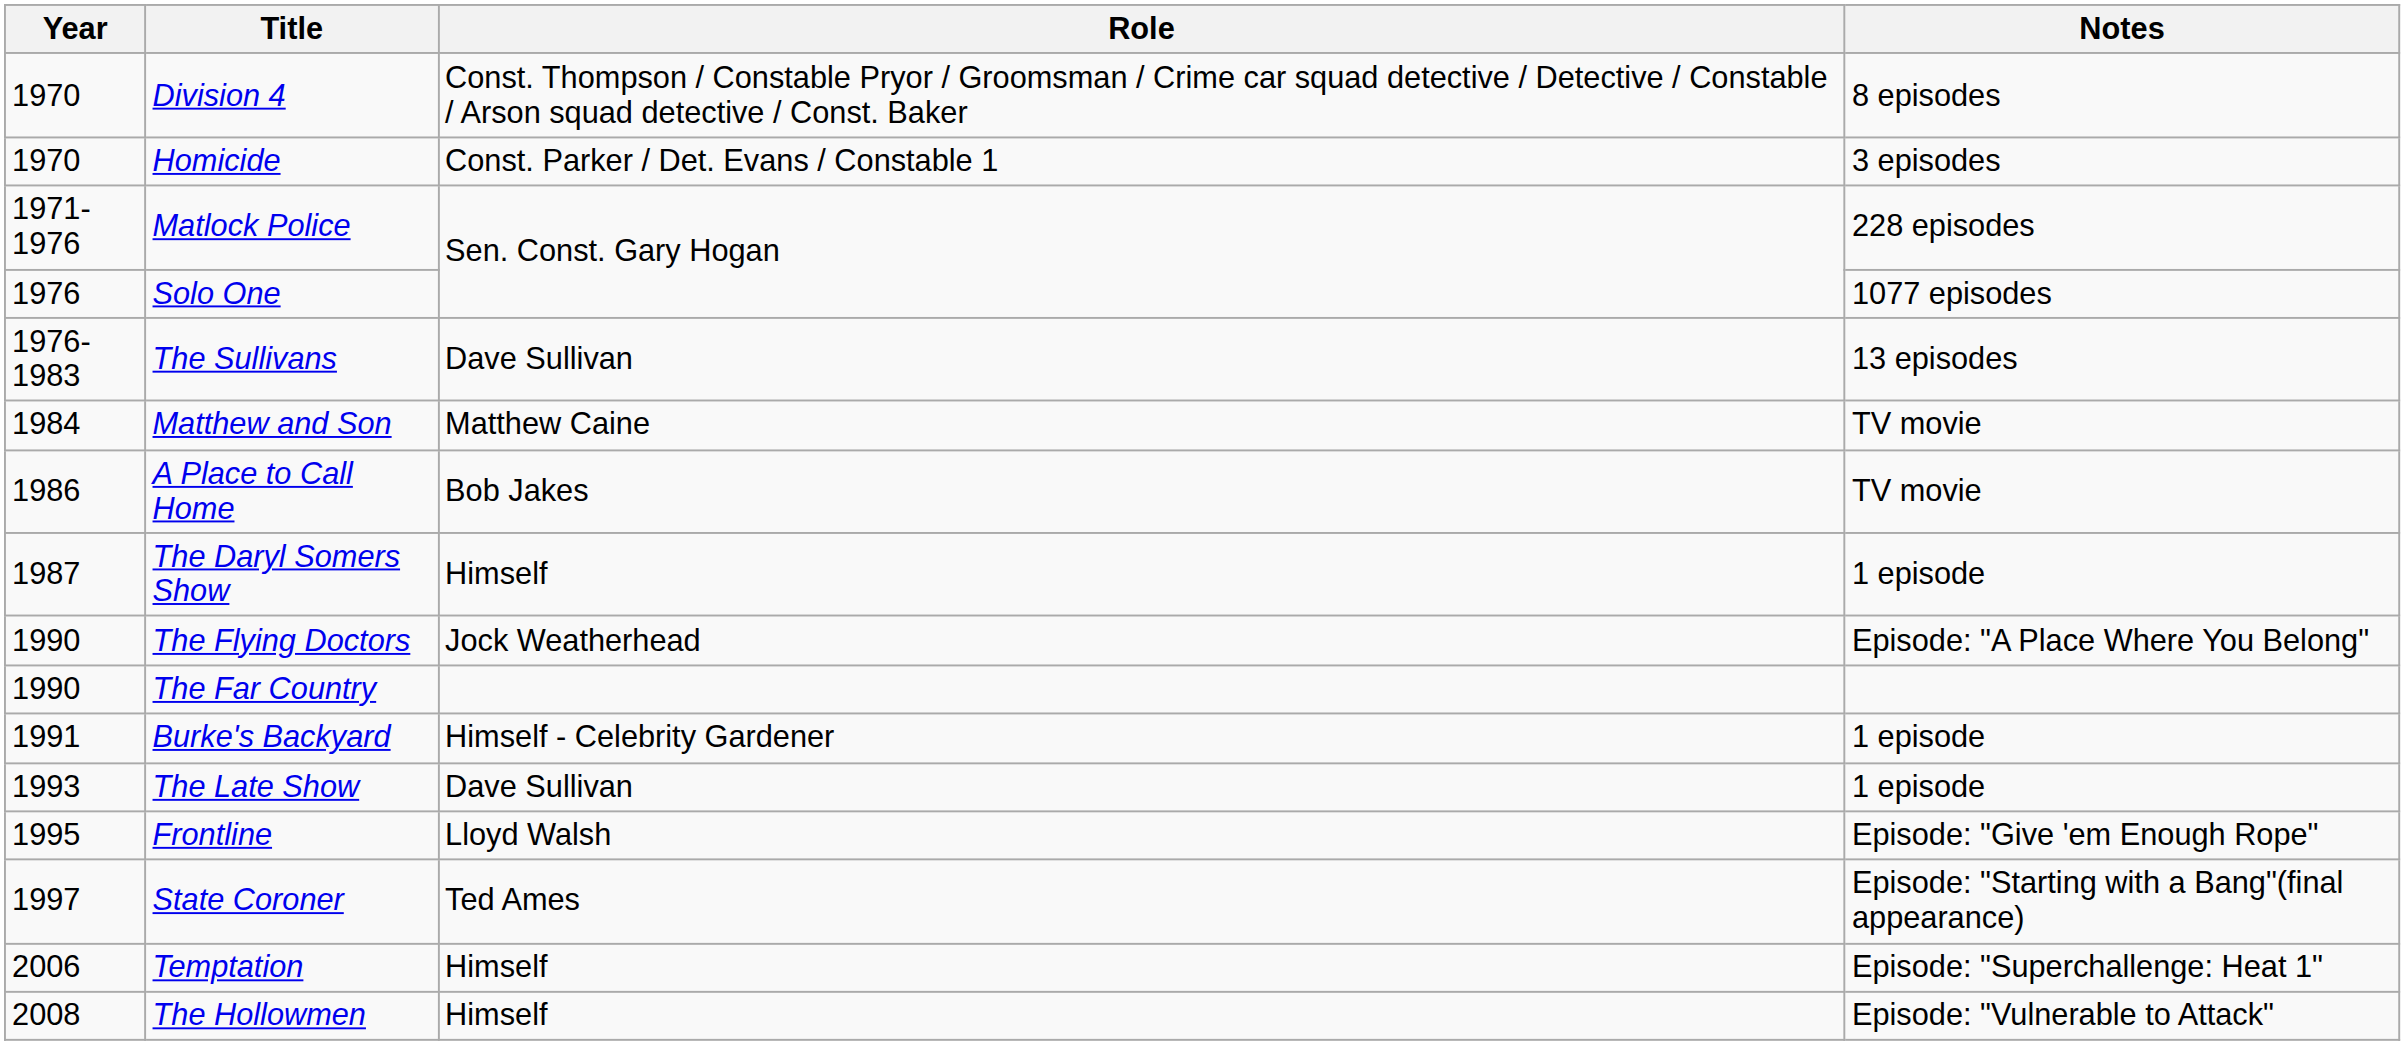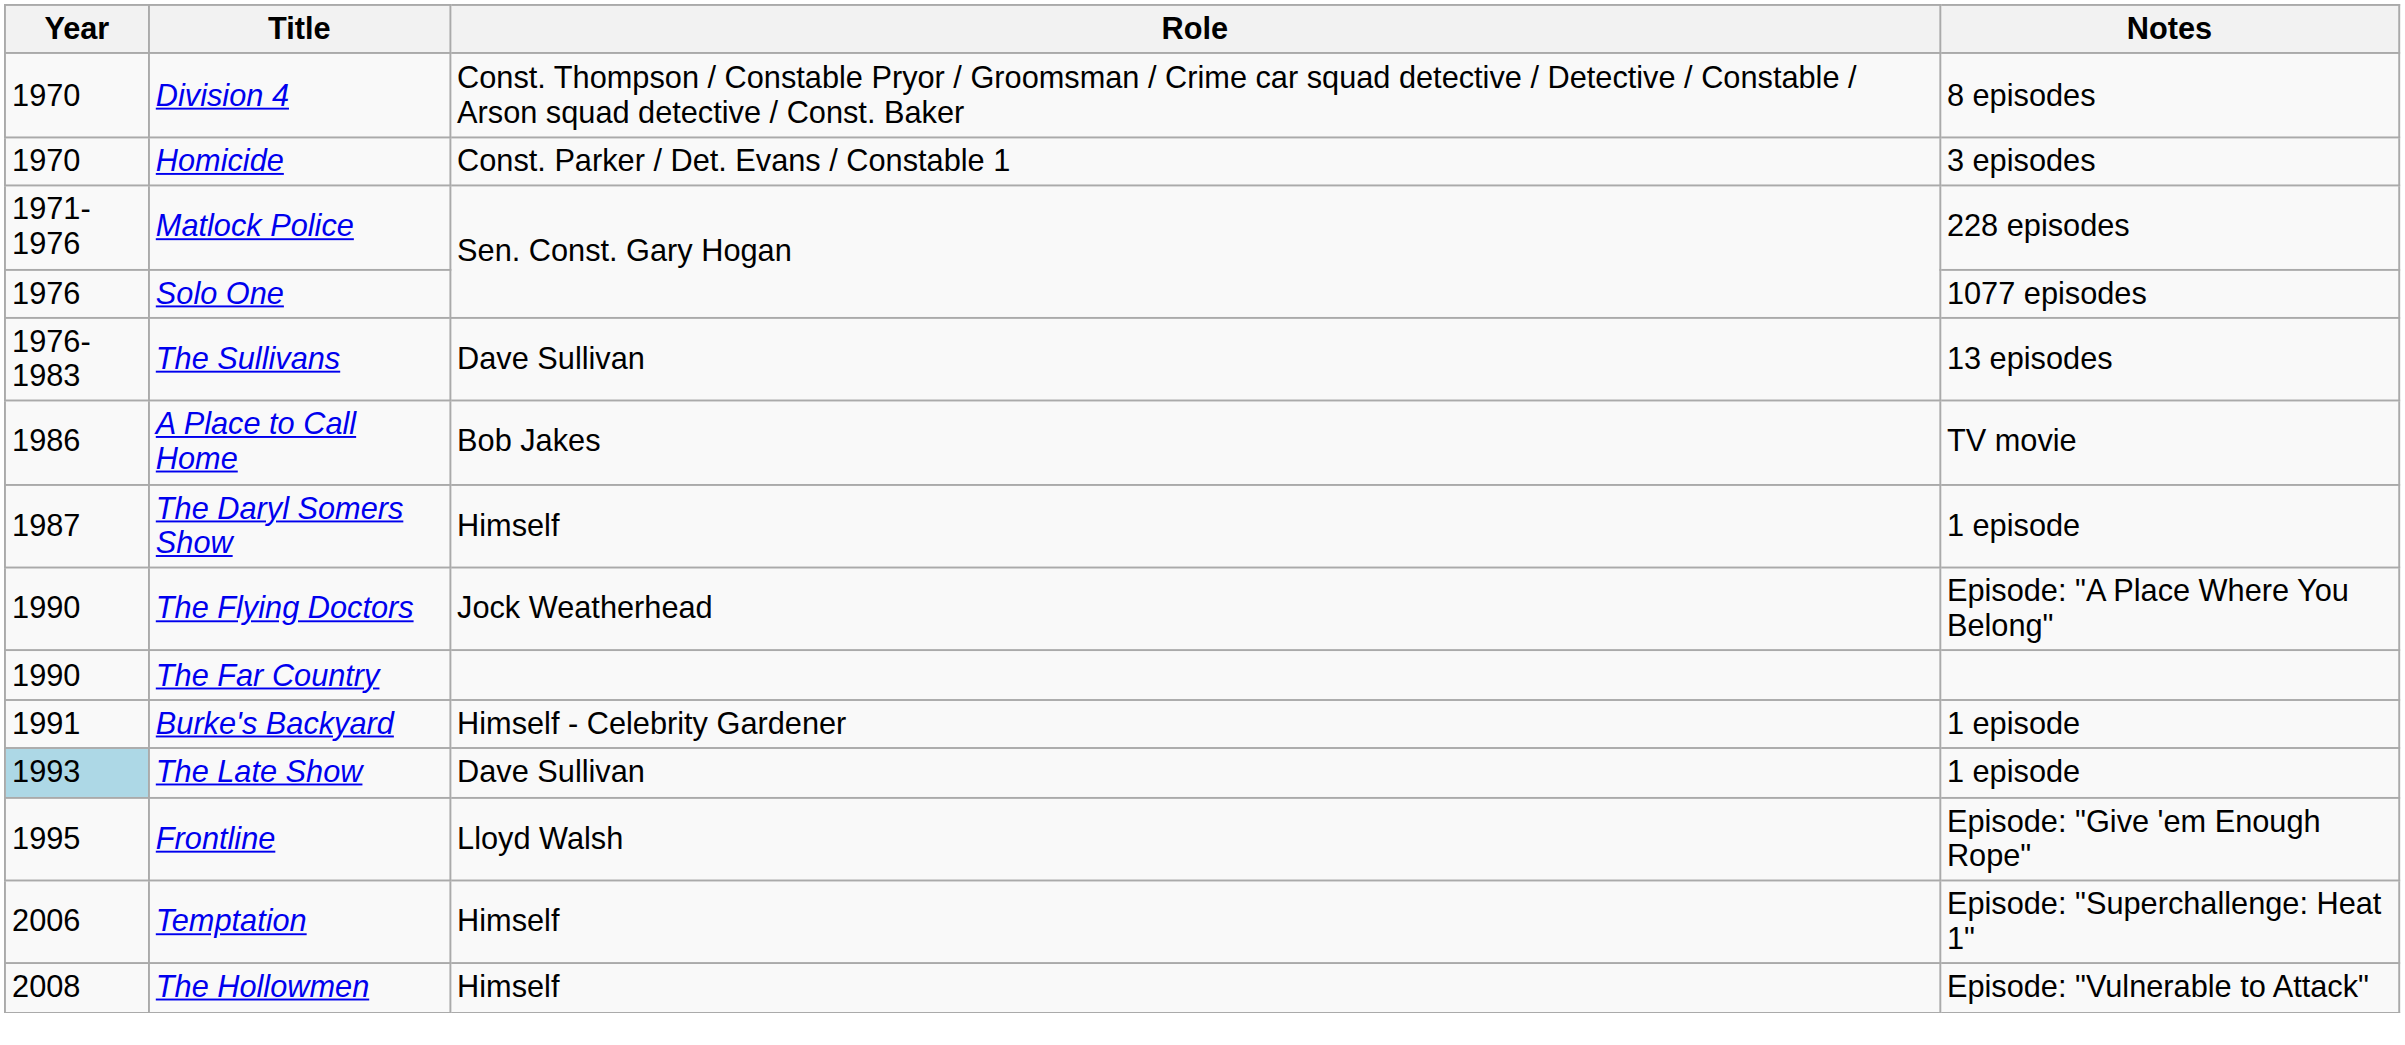- row: (272, 424)
(46, 786) no background -> (46, 772) lightblue background
- row: (248, 901)
